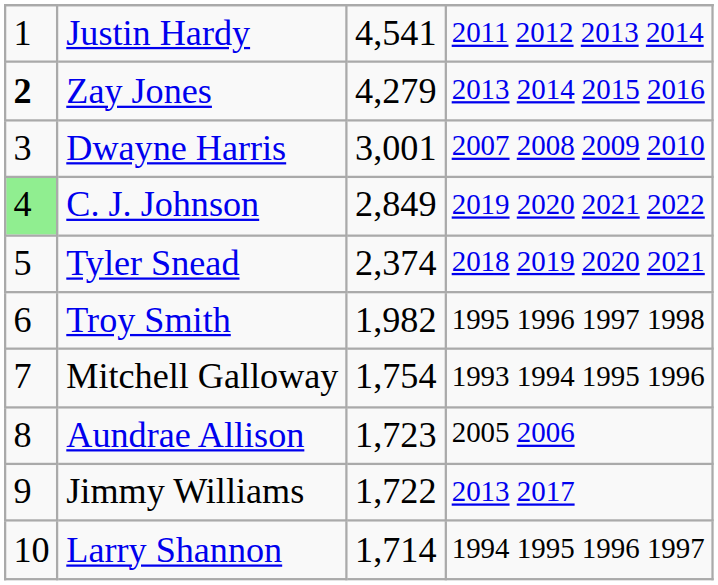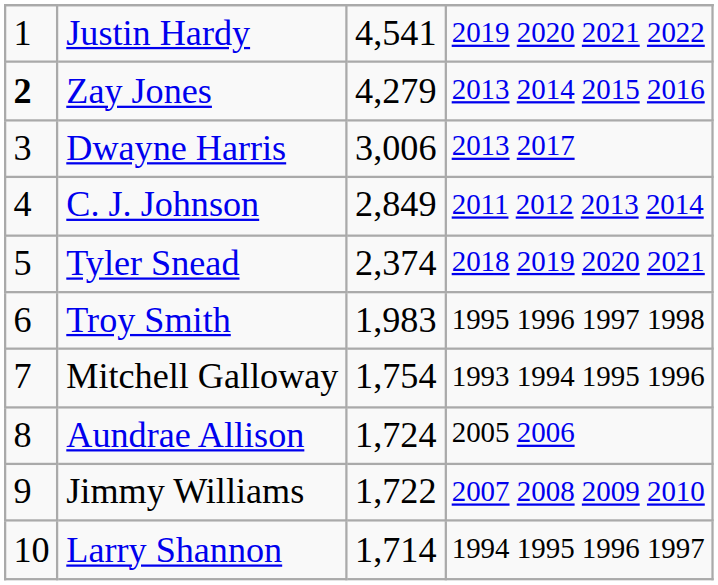(578, 33) 2011 2012 2013 2014 -> (578, 33) 2019 2020 2021 2022
(396, 147) 3,001 -> (396, 147) 3,006
(578, 147) 2007 2008 2009 2010 -> (513, 147) 2013 2017
(23, 205) lightgreen background -> (23, 205) no background
(578, 205) 2019 2020 2021 2022 -> (578, 205) 2011 2012 2013 2014
(396, 319) 1,982 -> (396, 319) 1,983
(396, 434) 1,723 -> (396, 434) 1,724
(513, 491) 2013 2017 -> (578, 491) 2007 2008 2009 2010
